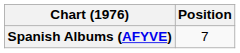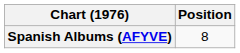(205, 36) 7 -> (205, 36) 8
